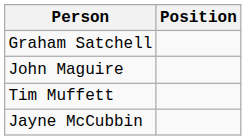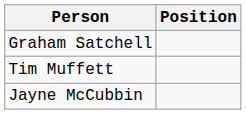- row: (66, 70)
